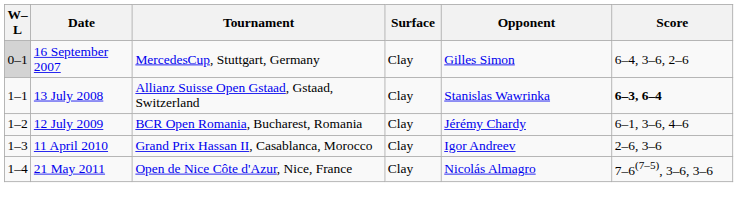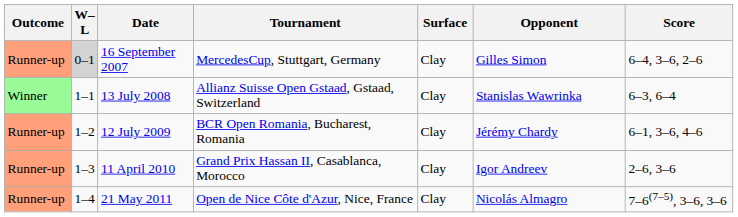+ column: (38, 22)
(638, 95) bold -> (652, 95) normal
